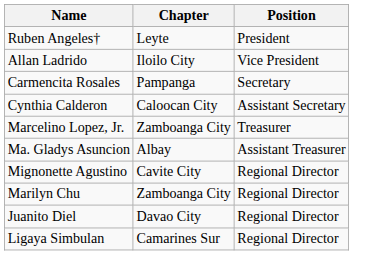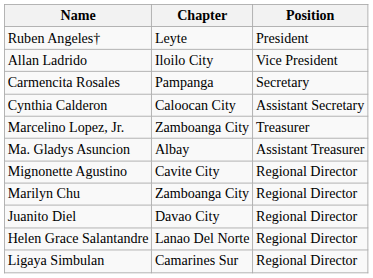+ row: (78, 238)
